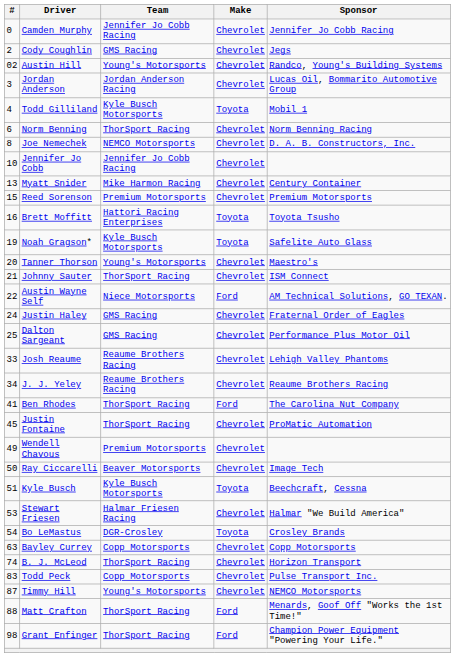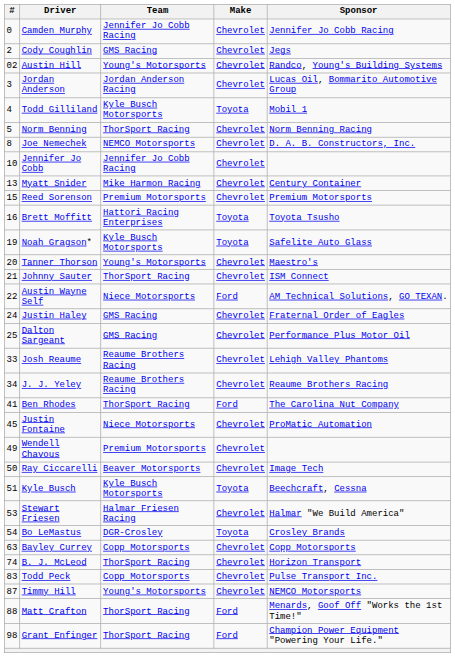(9, 130) 6 -> (9, 130) 5
(146, 425) ThorSport Racing -> (149, 425) Niece Motorsports
